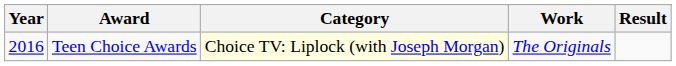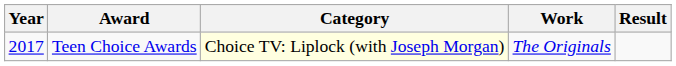(26, 46) 2016 -> (26, 46) 2017
